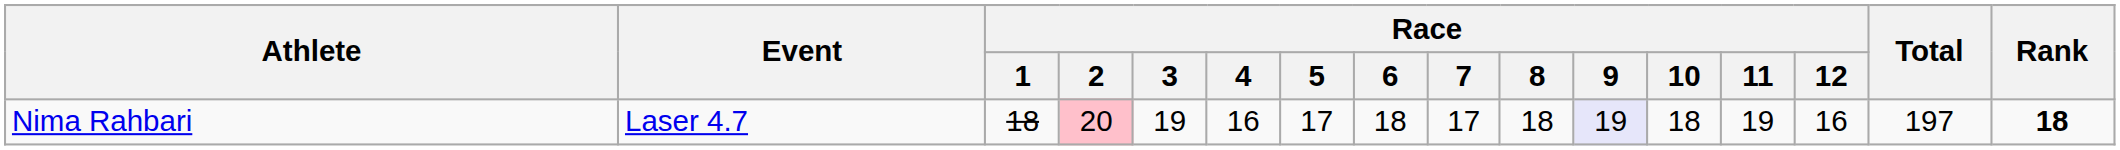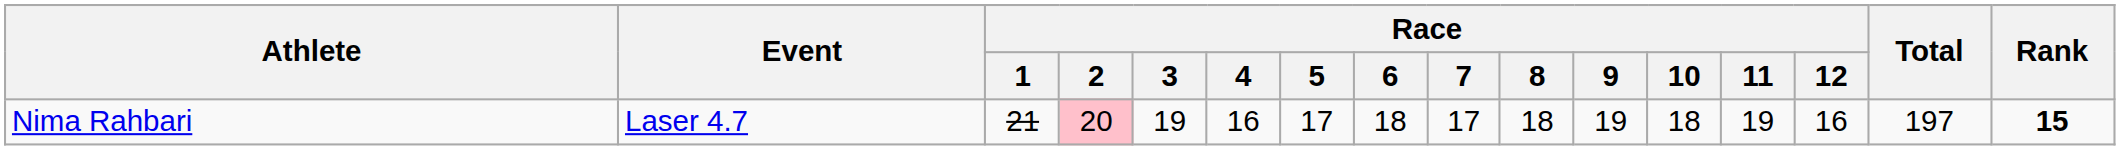(1023, 122) 18 -> (1023, 122) 21
(1611, 122) lavender background -> (1611, 122) no background
(2052, 122) 18 -> (2052, 122) 15
